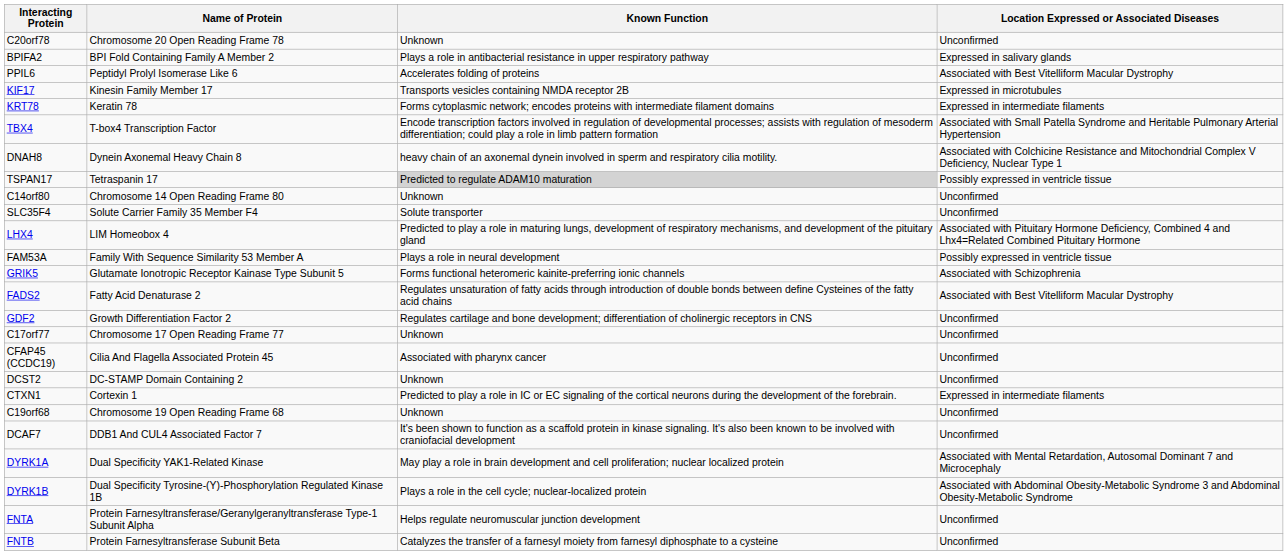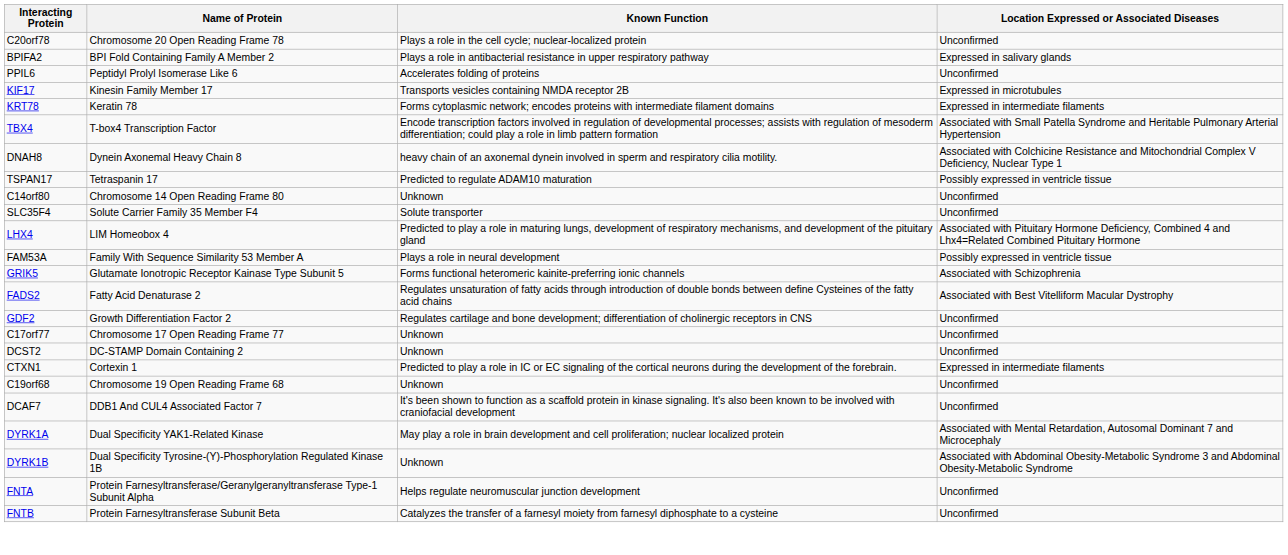(422, 40) Unknown -> (523, 40) Plays a role in the cell cycle; nuclear-localized protein
(1056, 73) Associated with Best Vitelliform Macular Dystrophy -> (969, 73) Unconfirmed
(496, 179) lightgrey background -> (496, 179) no background
- row: (31, 357)
(523, 491) Plays a role in the cell cycle; nuclear-localized protein -> (422, 463) Unknown
